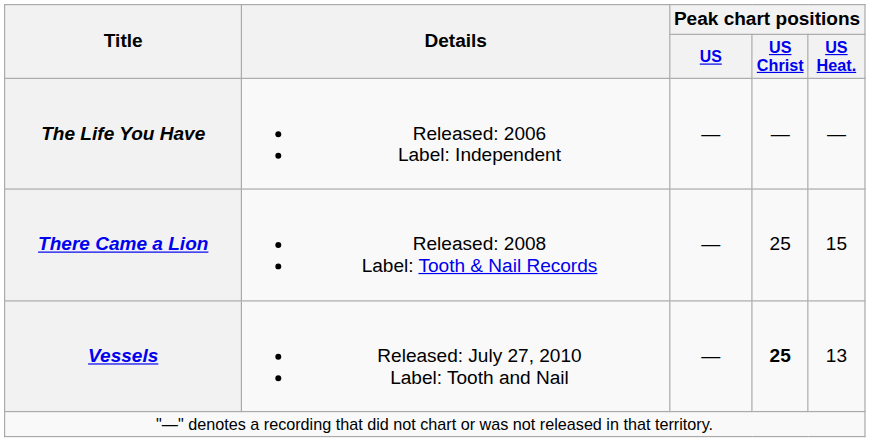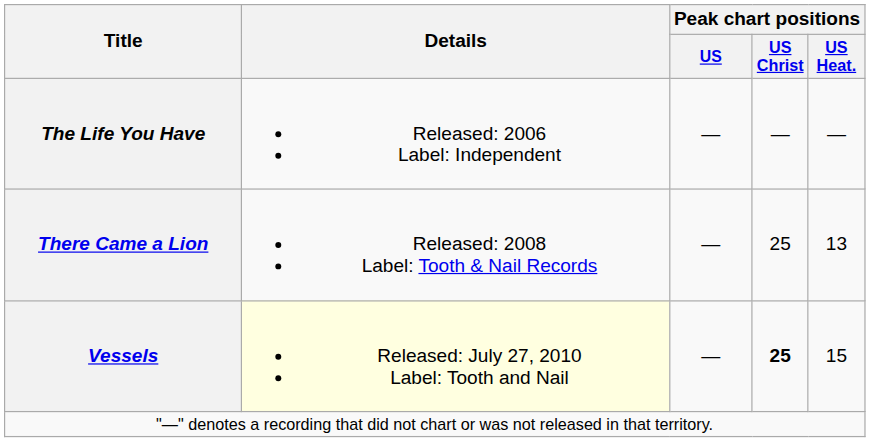(836, 244) 15 -> (836, 244) 13
(456, 367) no background -> (456, 367) lightyellow background
(836, 355) 13 -> (836, 355) 15
